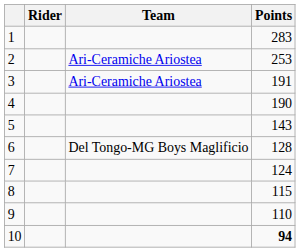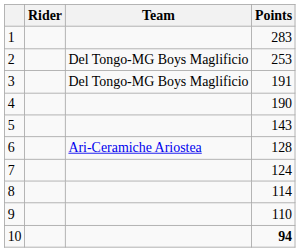(135, 59) Ari-Ceramiche Ariostea -> (158, 59) Del Tongo-MG Boys Maglificio
(135, 81) Ari-Ceramiche Ariostea -> (158, 81) Del Tongo-MG Boys Maglificio
(158, 147) Del Tongo-MG Boys Maglificio -> (135, 147) Ari-Ceramiche Ariostea
(282, 192) 115 -> (282, 192) 114
